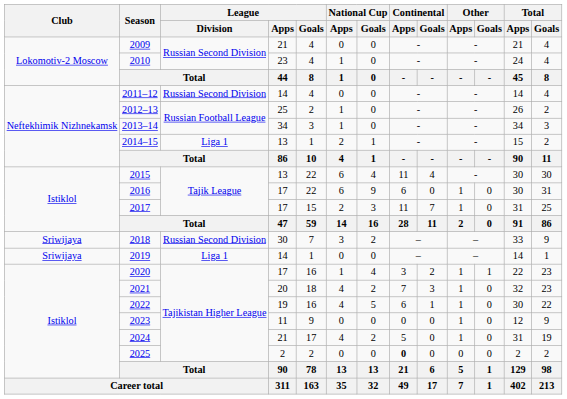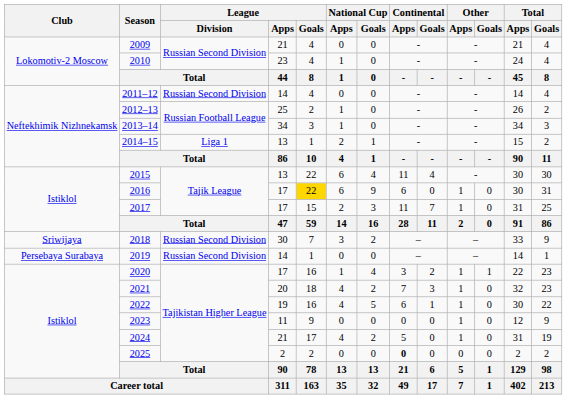(311, 191) no background -> (311, 191) gold background
(62, 256) Sriwijaya -> (62, 256) Persebaya Surabaya
(215, 256) Liga 1 -> (215, 256) Russian Second Division
